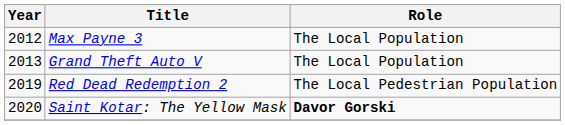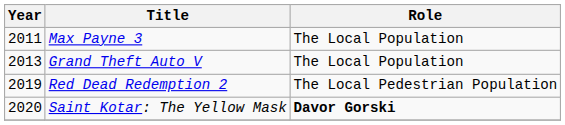(25, 39) 2012 -> (25, 39) 2011
